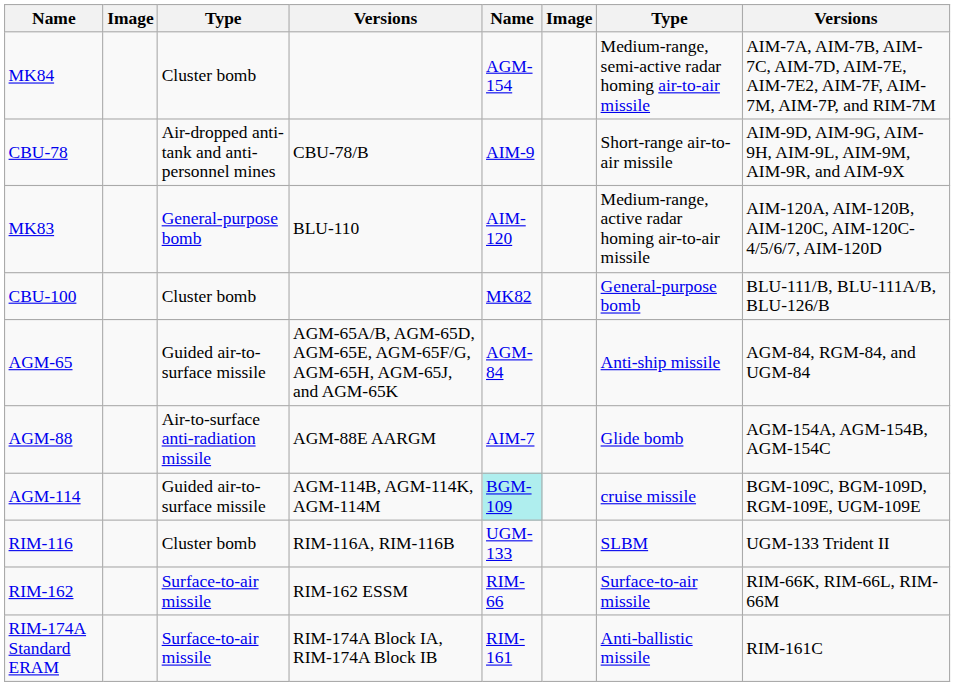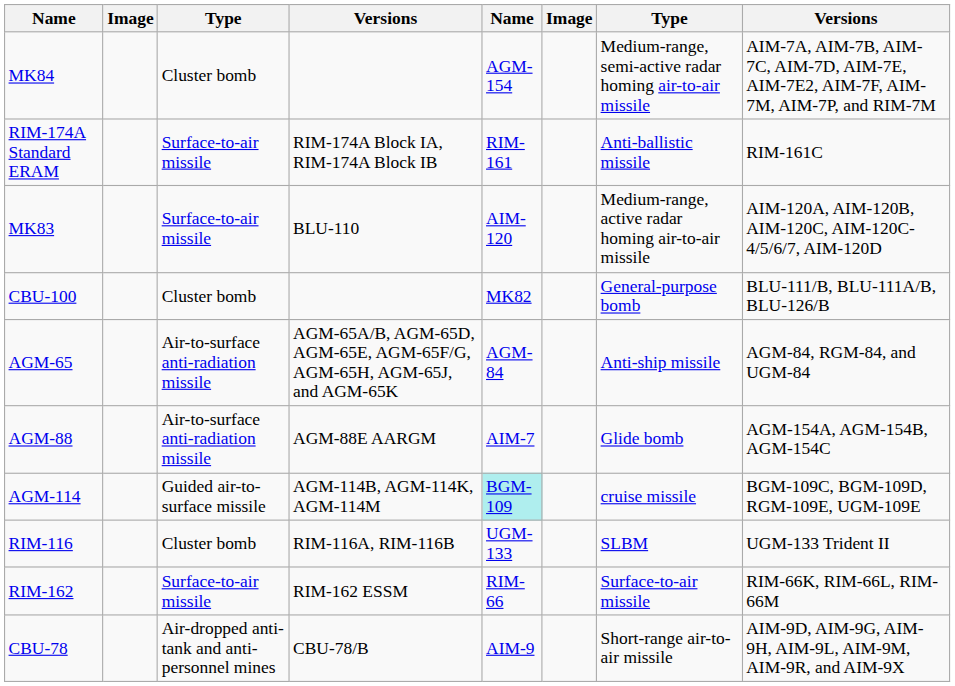rows swapped: (38, 152) <-> (47, 648)
(220, 228) General-purpose bomb -> (210, 228) Surface-to-air missile
(214, 362) Guided air-to-surface missile -> (211, 362) Air-to-surface anti-radiation missile
